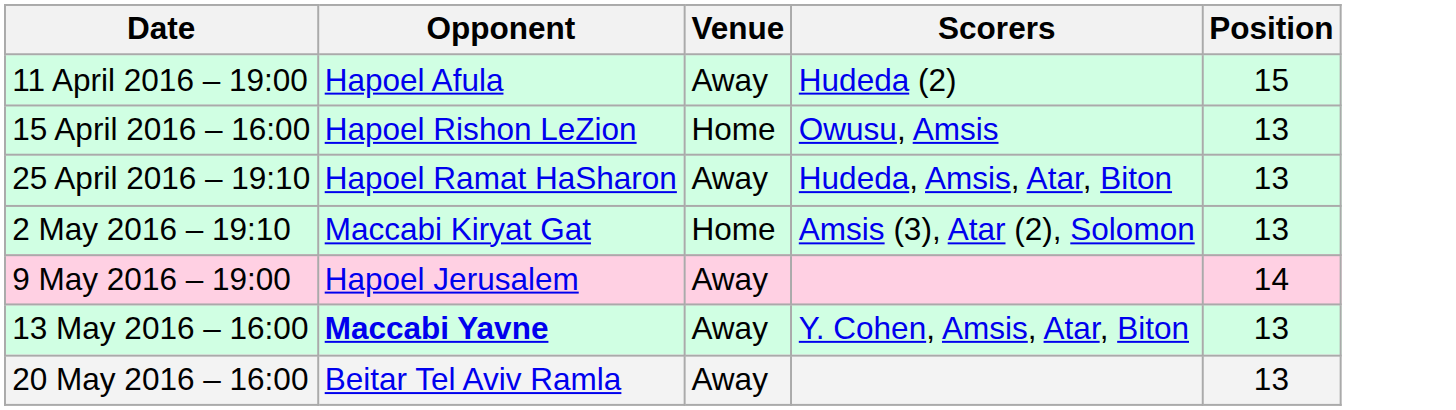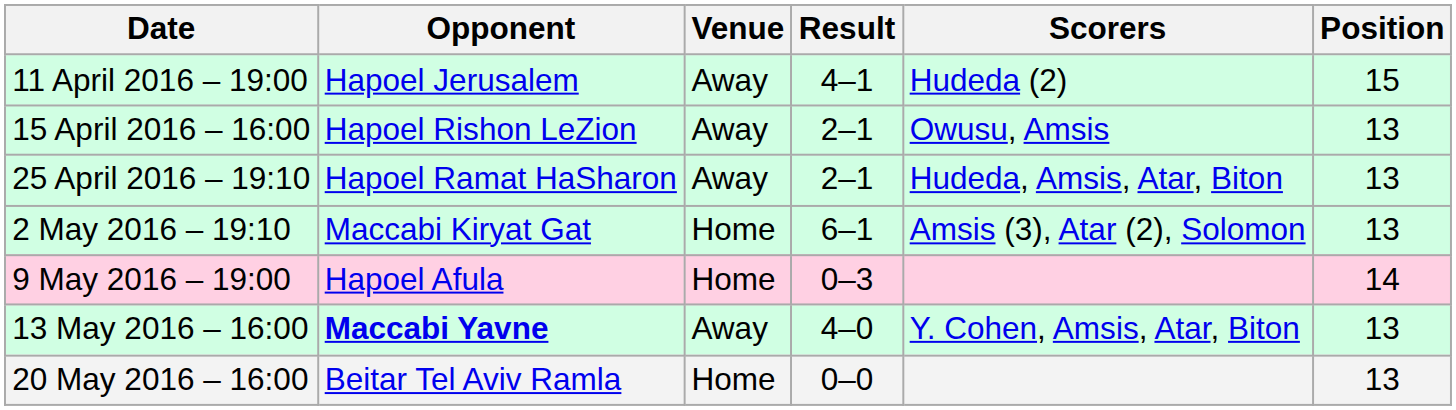+ column: (847, 29)
(414, 79) Hapoel Afula -> (452, 79) Hapoel Jerusalem
(733, 129) Home -> (730, 129) Away
(452, 279) Hapoel Jerusalem -> (414, 279) Hapoel Afula
(730, 279) Away -> (733, 279) Home
(730, 379) Away -> (733, 379) Home
